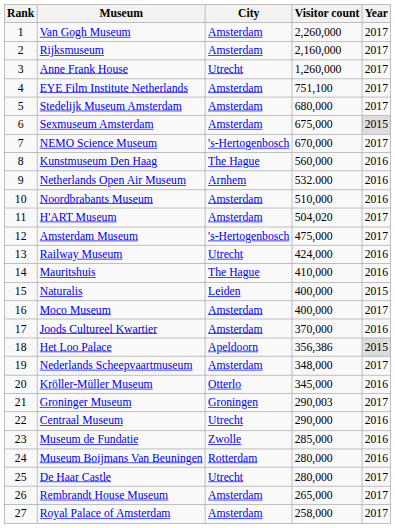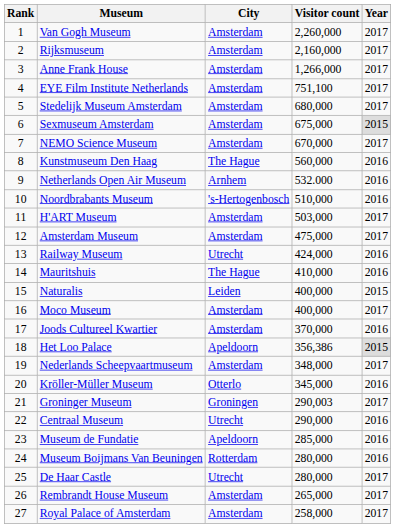(226, 69) Utrecht -> (235, 69) Amsterdam
(318, 69) 1,260,000 -> (318, 69) 1,266,000
(249, 143) 's-Hertogenbosch -> (235, 143) Amsterdam
(235, 198) Amsterdam -> (249, 198) 's-Hertogenbosch
(314, 217) 504,020 -> (314, 217) 503,000
(249, 236) 's-Hertogenbosch -> (235, 236) Amsterdam
(225, 439) Zwolle -> (233, 439) Apeldoorn
